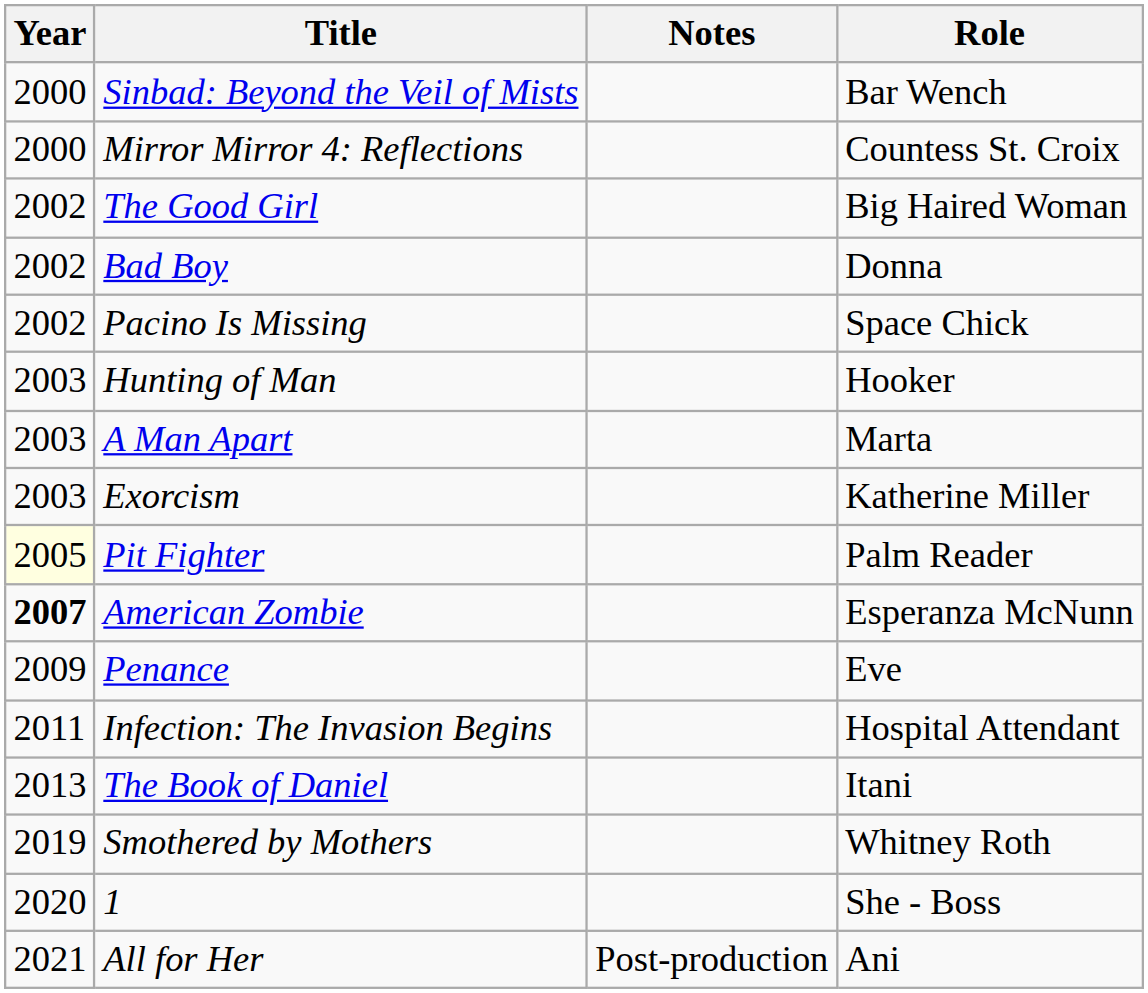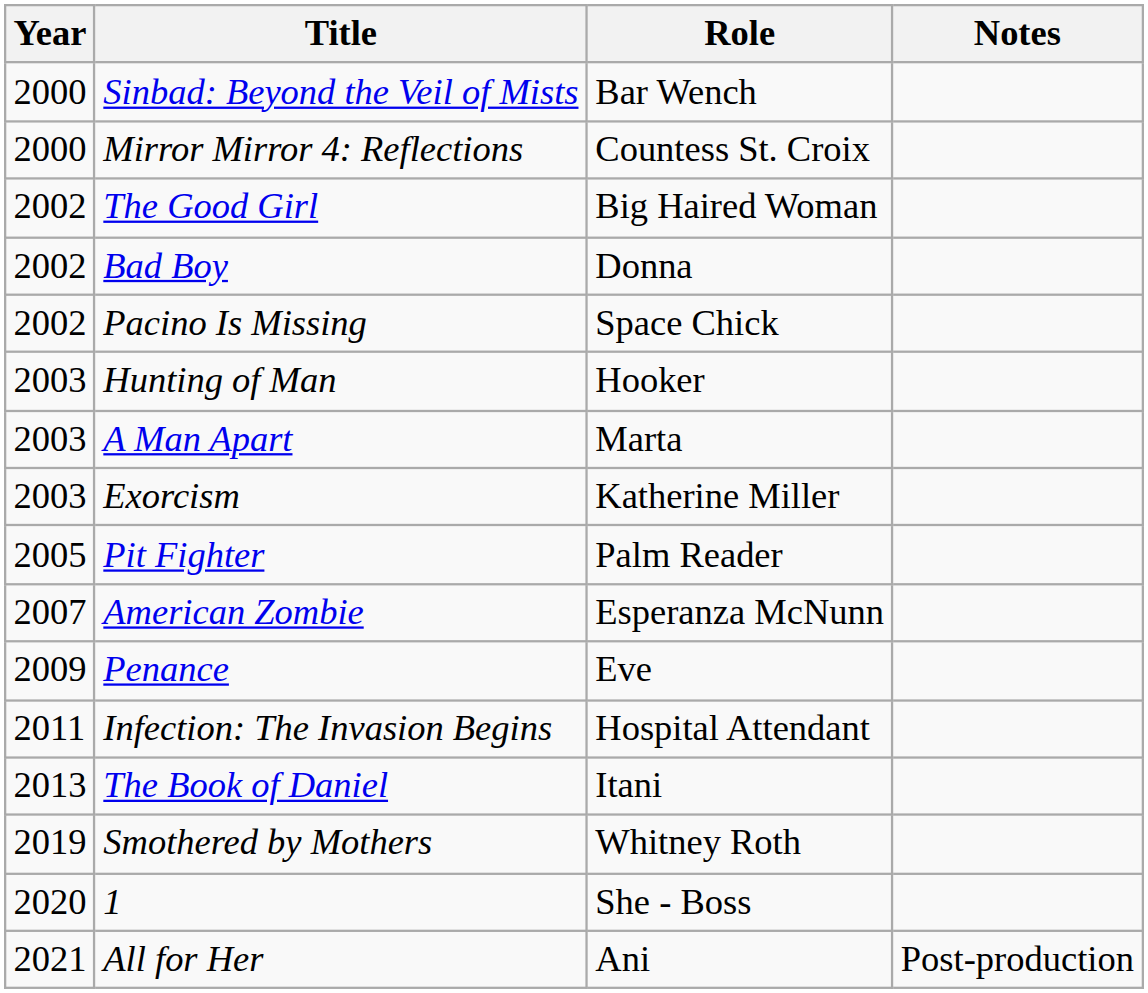columns swapped: (990, 33) <-> (712, 33)
(50, 554) lightyellow background -> (50, 554) no background
(50, 611) bold -> (50, 611) normal
